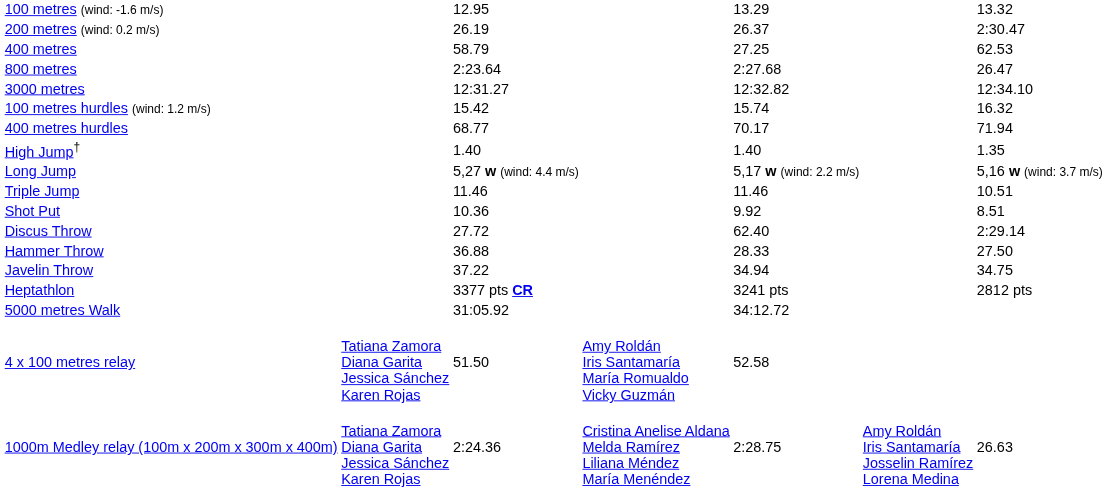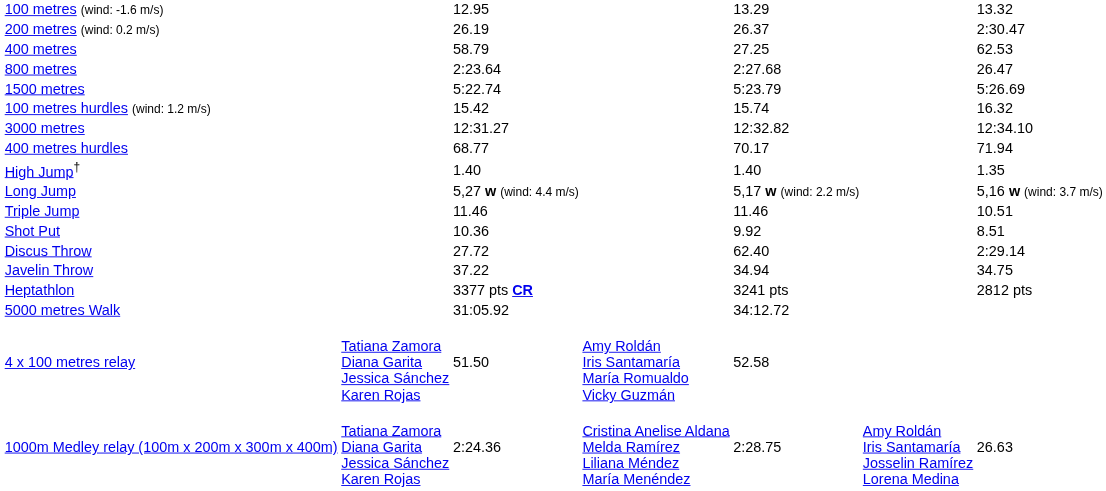+ row: (45, 89)
rows swapped: (45, 89) <-> (108, 108)
- row: (54, 251)
